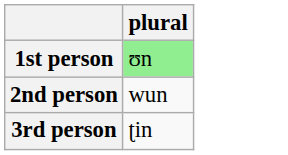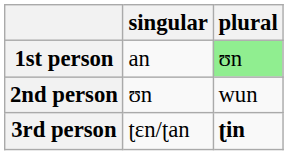+ column: (168, 22)
(140, 130) normal -> (232, 130) bold
